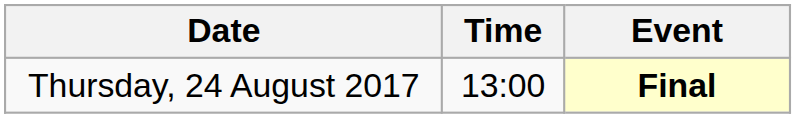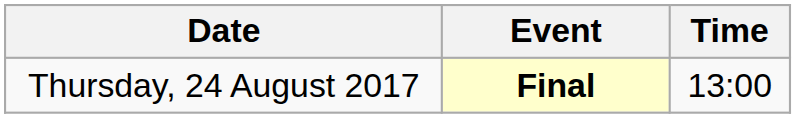columns swapped: (503, 31) <-> (677, 31)
